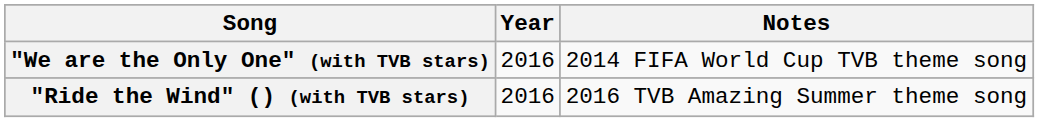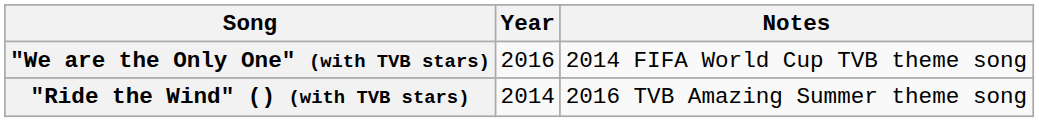(528, 97) 2016 -> (528, 97) 2014
